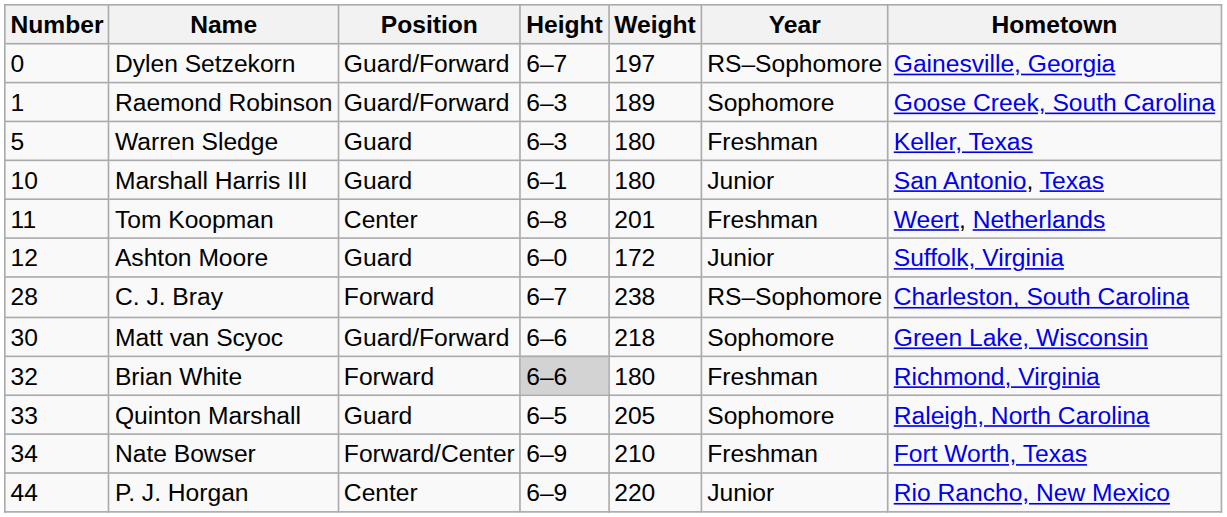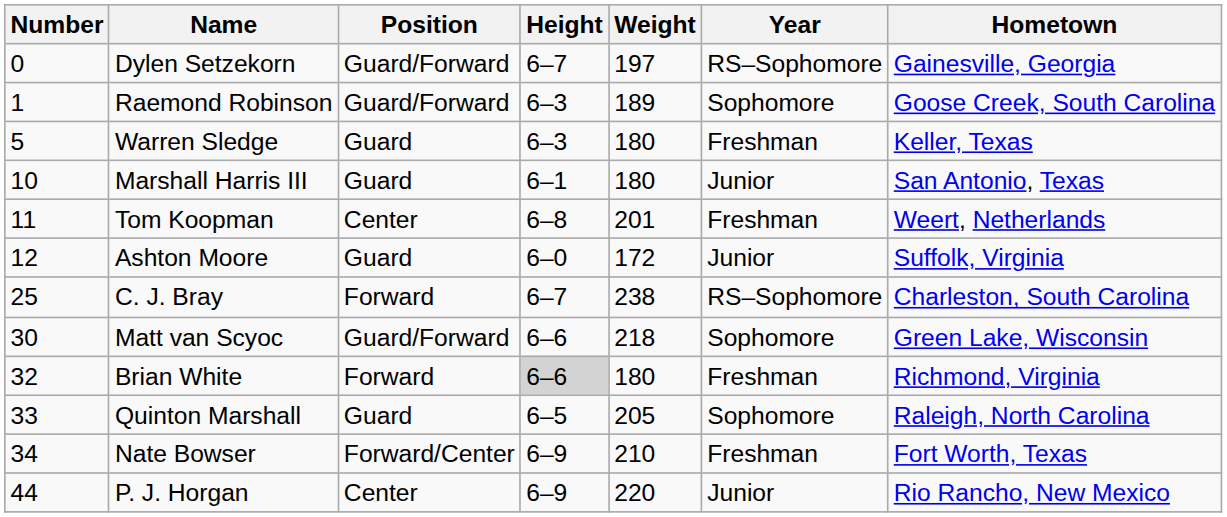(24, 297) 28 -> (24, 297) 25
